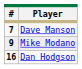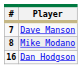(11, 43) 9 -> (11, 43) 8
